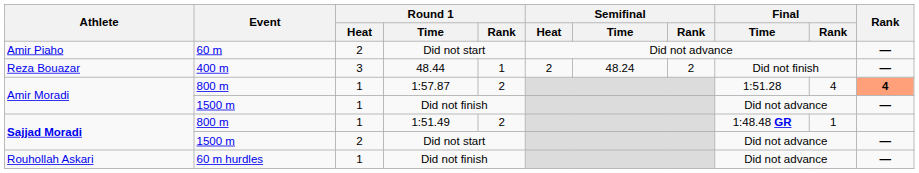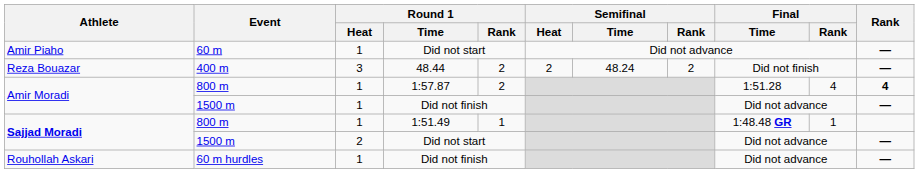(360, 50) 2 -> (360, 50) 1
(502, 68) 1 -> (502, 68) 2
(885, 87) lightsalmon background -> (885, 87) no background
(502, 123) 2 -> (502, 123) 1
